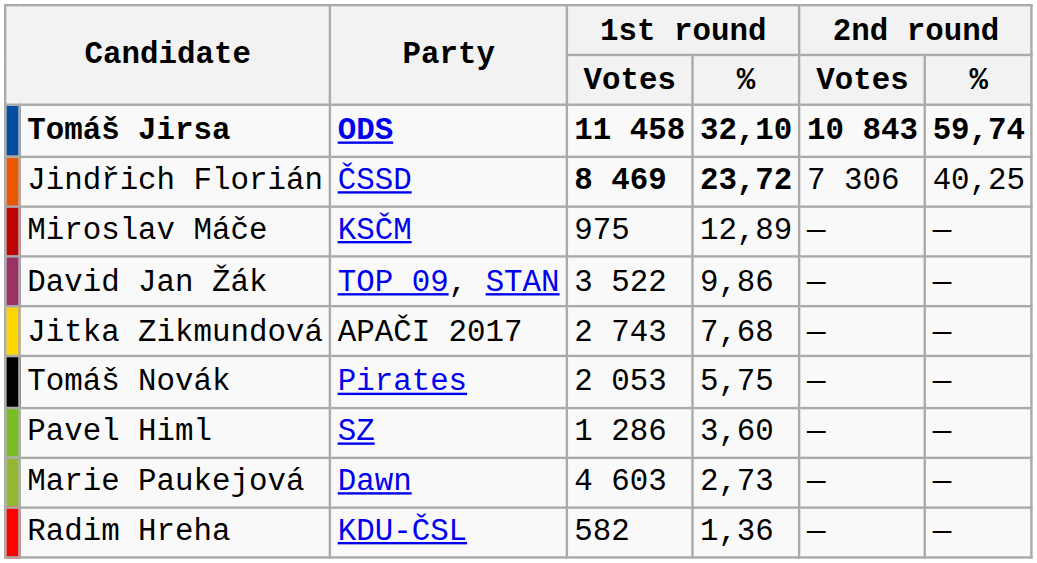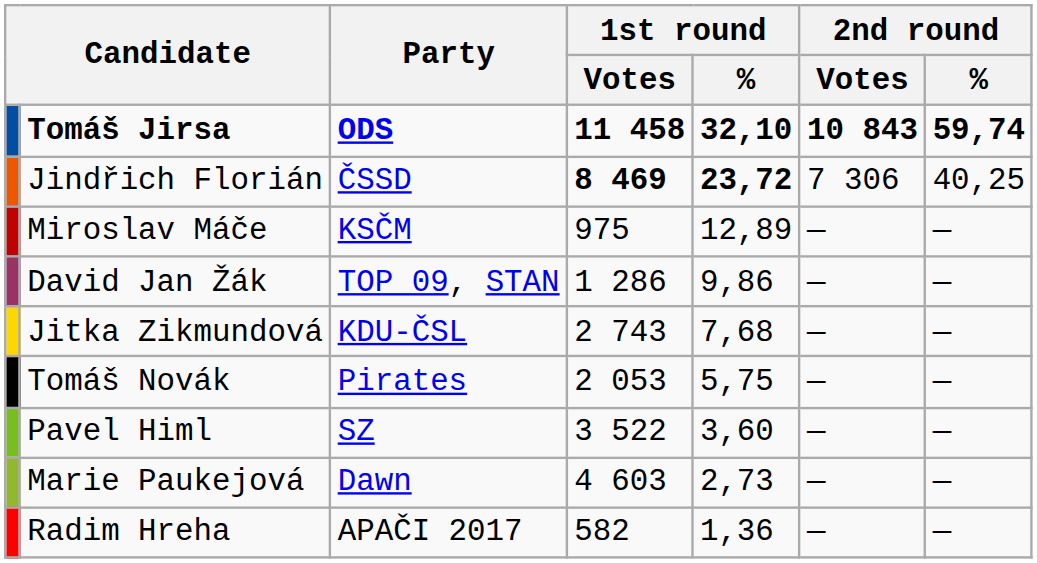(621, 281) 3 522 -> (621, 281) 1 286
(430, 332) APAČI 2017 -> (402, 332) KDU-ČSL
(621, 432) 1 286 -> (621, 432) 3 522
(402, 532) KDU-ČSL -> (430, 532) APAČI 2017
